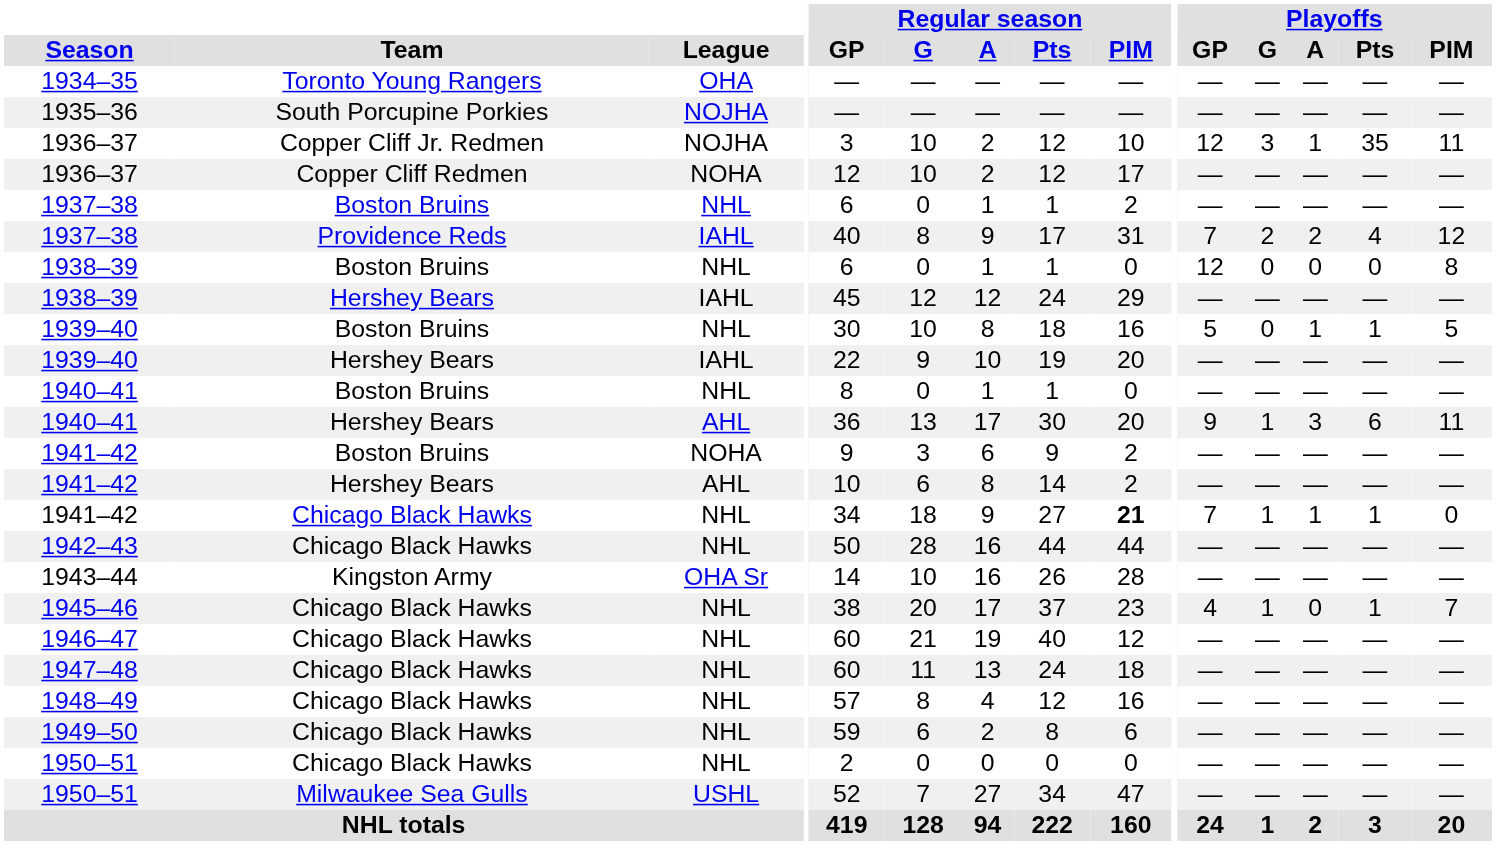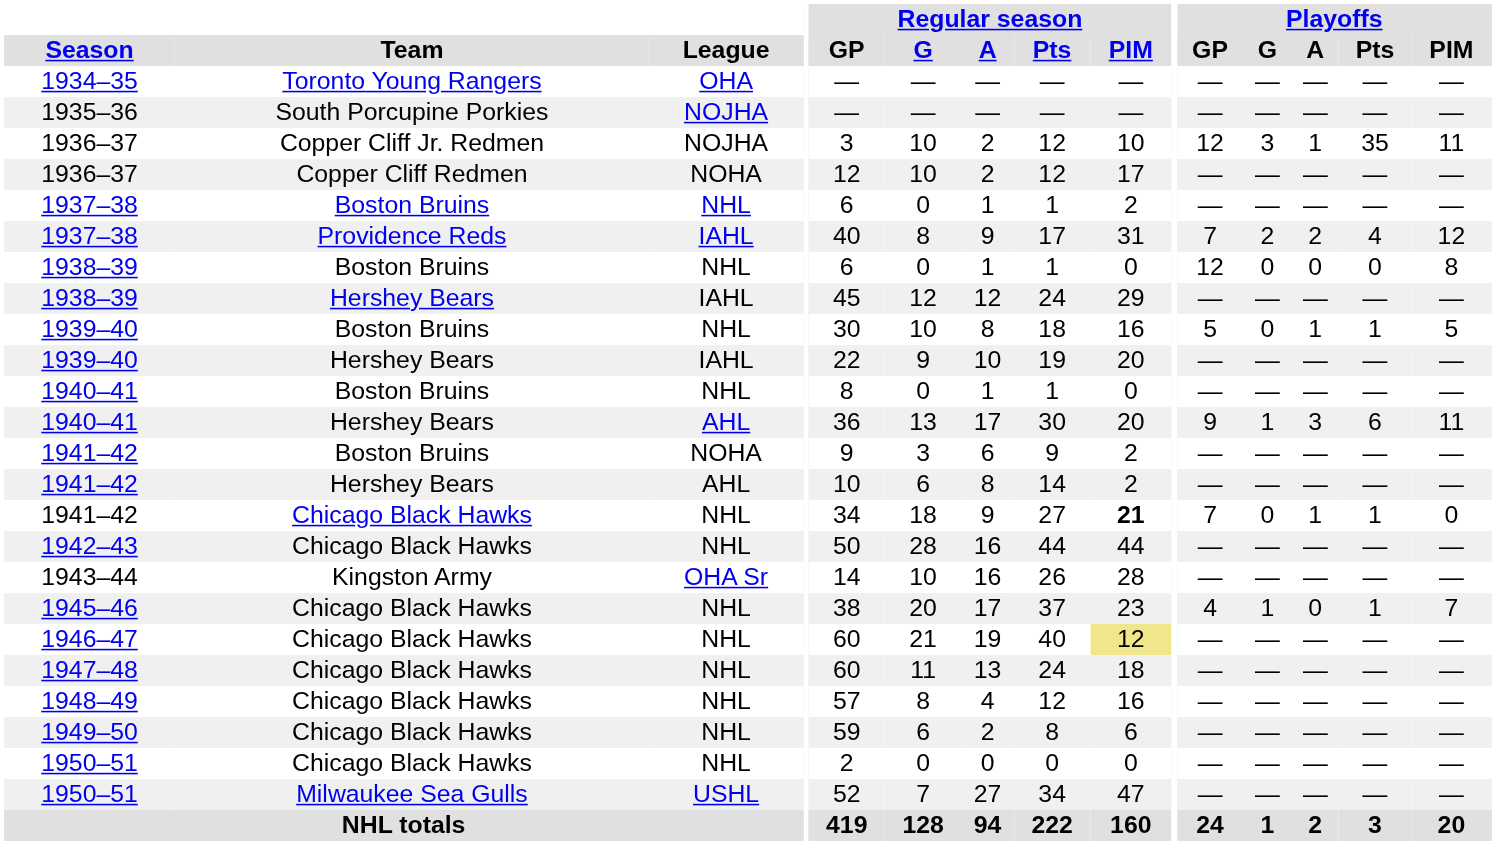(1267, 515) 1 -> (1267, 515) 0
(1131, 639) no background -> (1131, 639) khaki background
